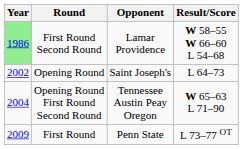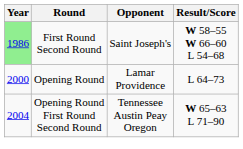(140, 43) Lamar Providence -> (140, 43) Saint Joseph's
(18, 73) 2002 -> (18, 79) 2000
(140, 73) Saint Joseph's -> (140, 79) Lamar Providence
- row: (69, 134)
